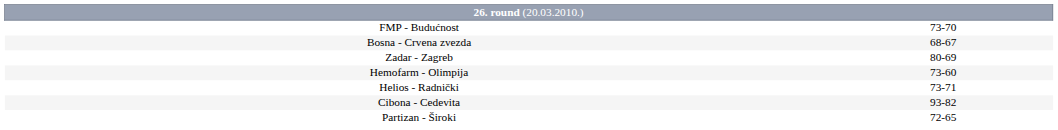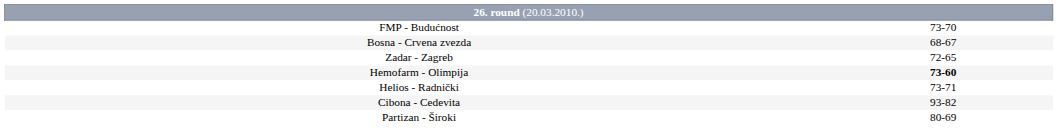(943, 58) 80-69 -> (943, 58) 72-65
(943, 72) normal -> (943, 72) bold
(943, 117) 72-65 -> (943, 117) 80-69
